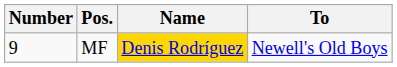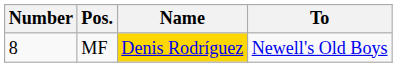(13, 47) 9 -> (13, 47) 8
